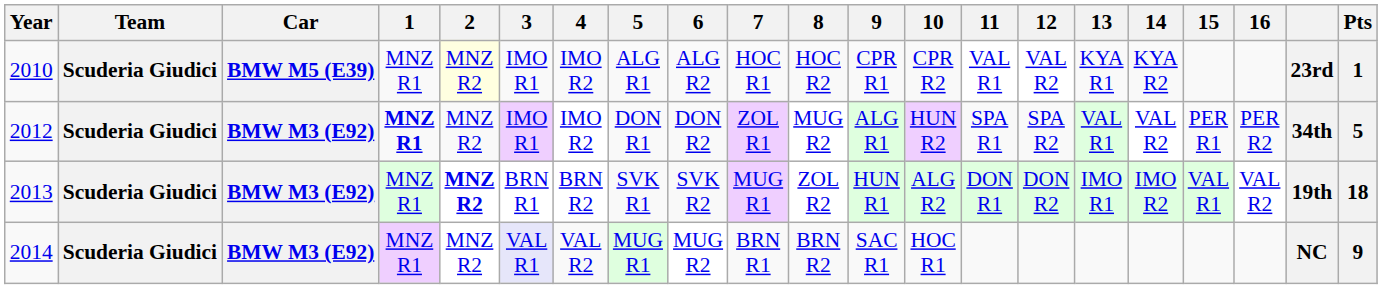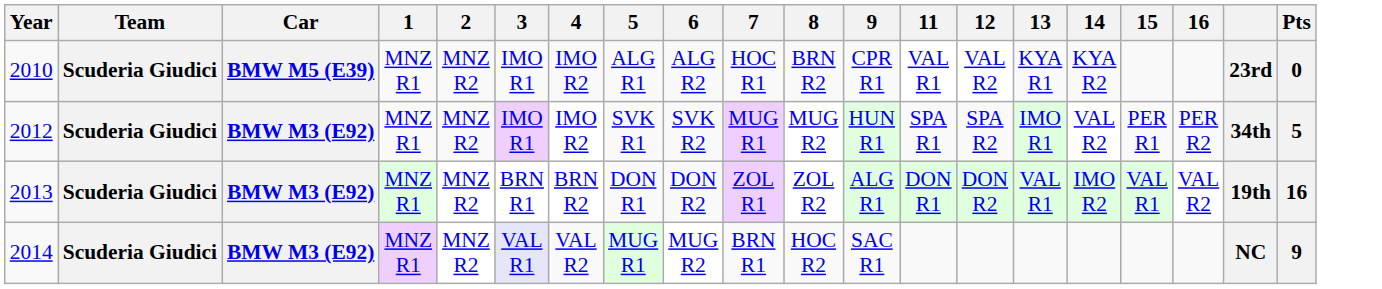- column: (933, 22)
(470, 70) lightyellow background -> (466, 70) no background
(818, 70) HOC R2 -> (814, 70) BRN R2
(1358, 70) 1 -> (1296, 70) 0
(409, 131) bold -> (408, 131) normal
(638, 131) DON R1 -> (633, 131) SVK R1
(698, 131) DON R2 -> (693, 131) SVK R2
(758, 131) ZOL R1 -> (753, 131) MUG R1
(877, 131) ALG R1 -> (872, 131) HUN R1
(1101, 131) VAL R1 -> (1040, 131) IMO R1
(470, 192) bold -> (466, 192) normal
(638, 192) SVK R1 -> (633, 192) DON R1
(698, 192) SVK R2 -> (693, 192) DON R2
(758, 192) MUG R1 -> (753, 192) ZOL R1
(877, 192) HUN R1 -> (872, 192) ALG R1
(1101, 192) IMO R1 -> (1040, 192) VAL R1
(1358, 192) 18 -> (1296, 192) 16
(818, 252) BRN R2 -> (814, 252) HOC R2
